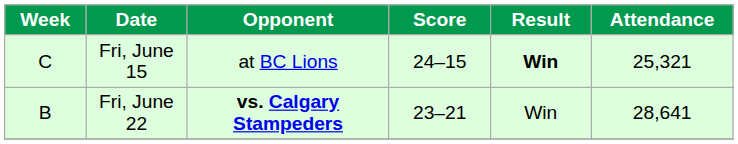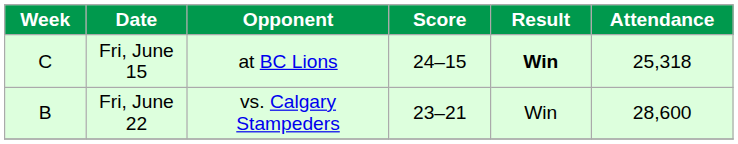(662, 60) 25,321 -> (662, 60) 25,318
(288, 113) bold -> (288, 113) normal
(662, 113) 28,641 -> (662, 113) 28,600
